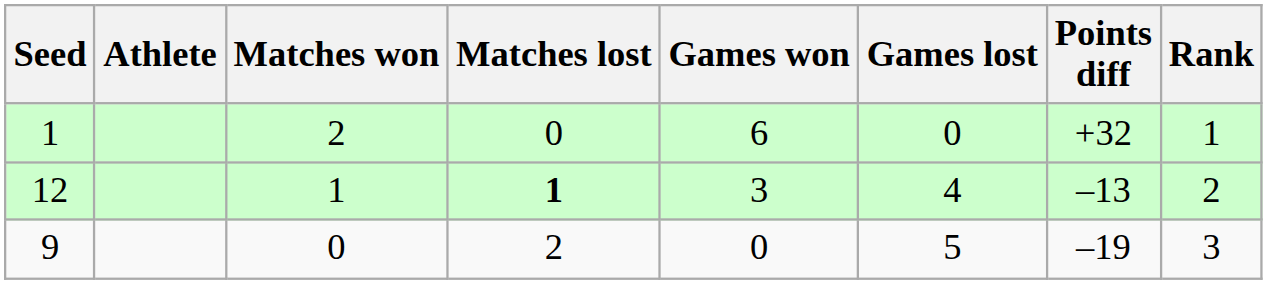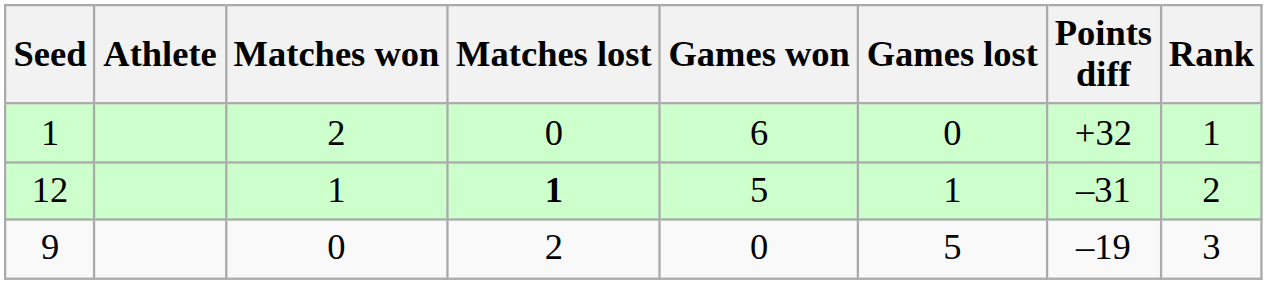(759, 190) 3 -> (759, 190) 5
(952, 190) 4 -> (952, 190) 1
(1103, 190) –13 -> (1103, 190) –31
